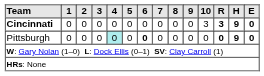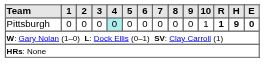- row: (30, 24)
(145, 37) bold -> (145, 24) normal
(206, 37) 0 -> (206, 24) 1
(221, 37) 0 -> (221, 24) 1
